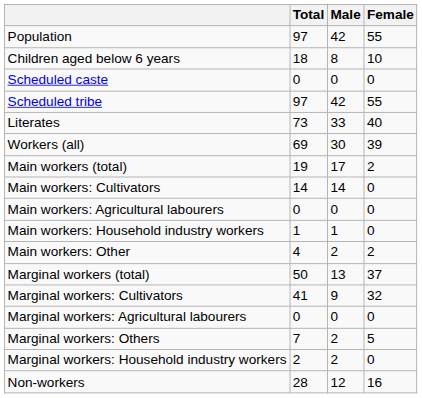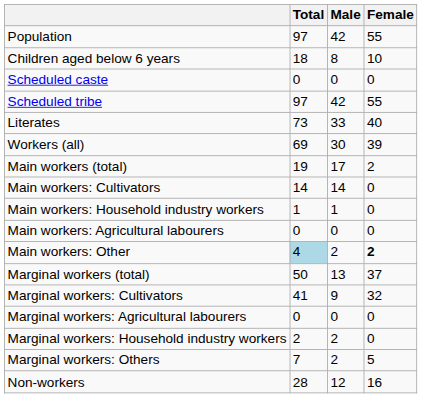rows swapped: (116, 209) <-> (136, 230)
(297, 252) no background -> (297, 252) lightblue background
(371, 252) normal -> (371, 252) bold
rows swapped: (147, 360) <-> (84, 338)
